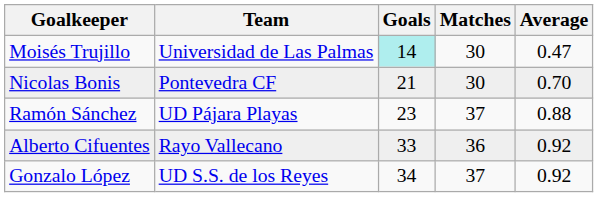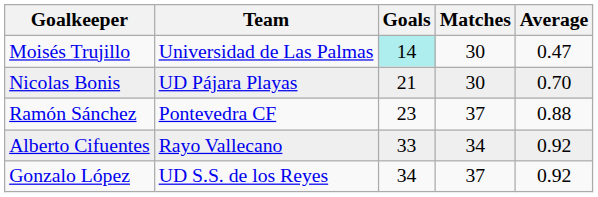(217, 82) Pontevedra CF -> (228, 82) UD Pájara Playas
(228, 113) UD Pájara Playas -> (217, 113) Pontevedra CF
(475, 144) 36 -> (475, 144) 34
